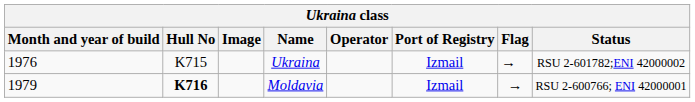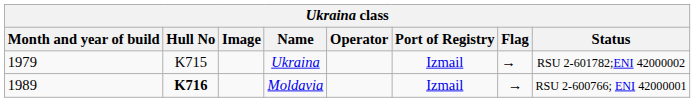(22, 62) 1976 -> (22, 62) 1979
(22, 85) 1979 -> (22, 85) 1989
